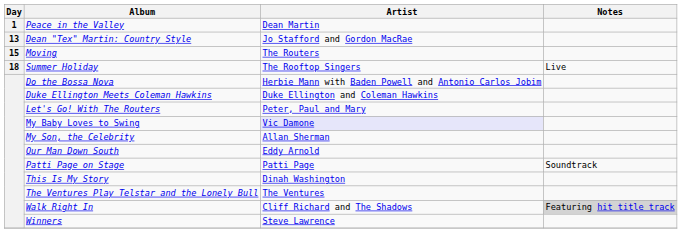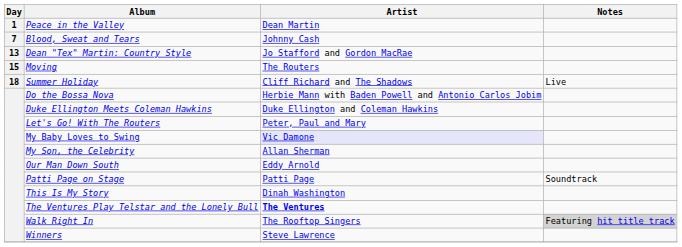+ row: (83, 39)
(312, 67) The Rooftop Singers -> (337, 81) Cliff Richard and The Shadows
(293, 193) normal -> (293, 207) bold
(337, 207) Cliff Richard and The Shadows -> (312, 221) The Rooftop Singers
